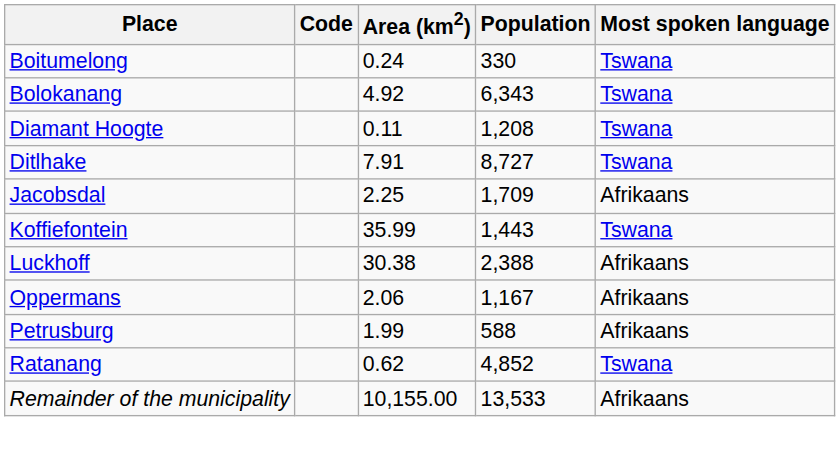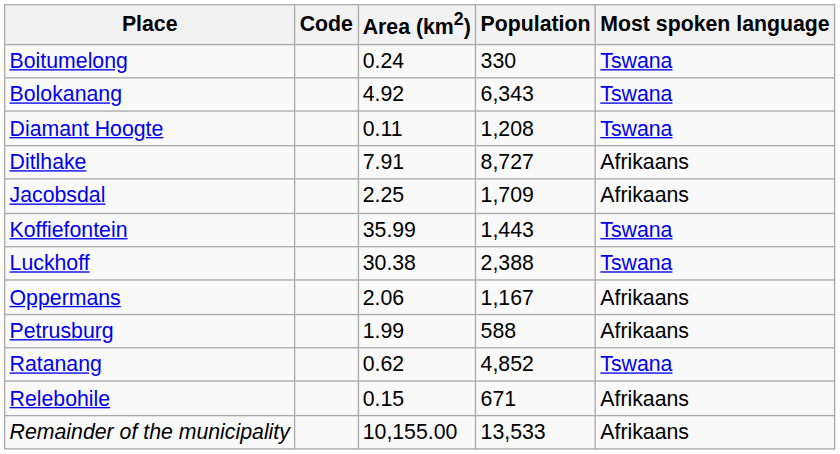(636, 162) Tswana -> (645, 162) Afrikaans
(645, 263) Afrikaans -> (636, 263) Tswana
+ row: (60, 398)
